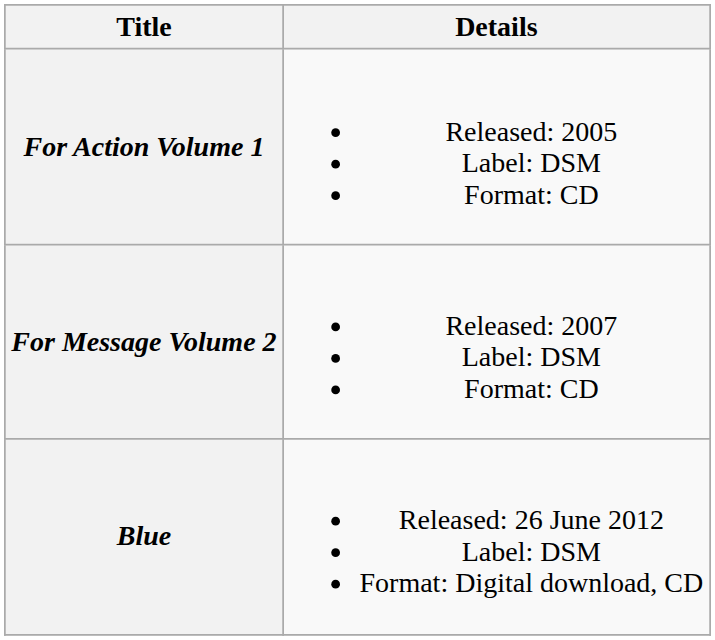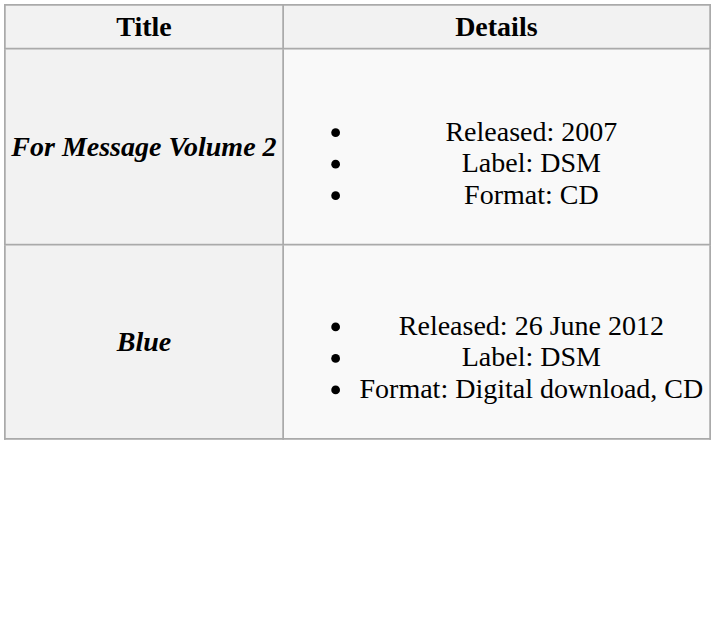- row: (144, 146)
